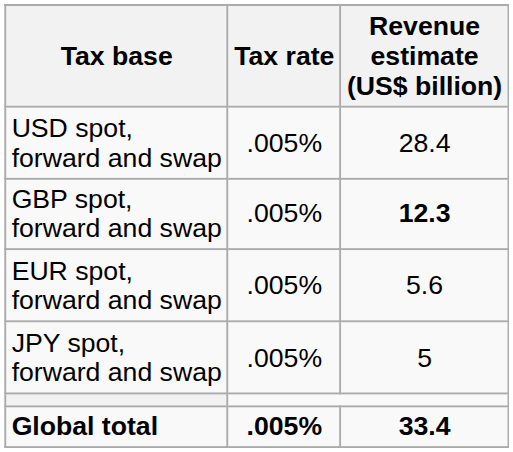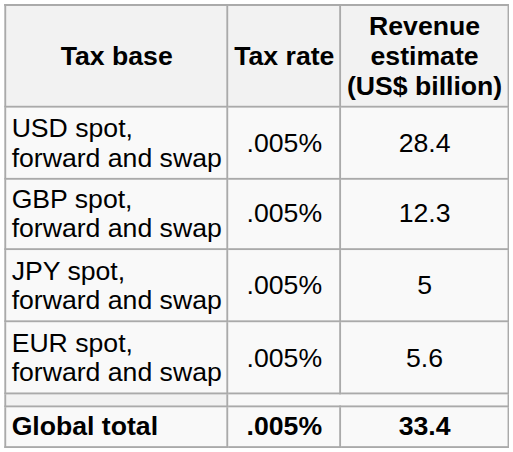(425, 214) bold -> (425, 214) normal
rows swapped: (117, 285) <-> (117, 357)
